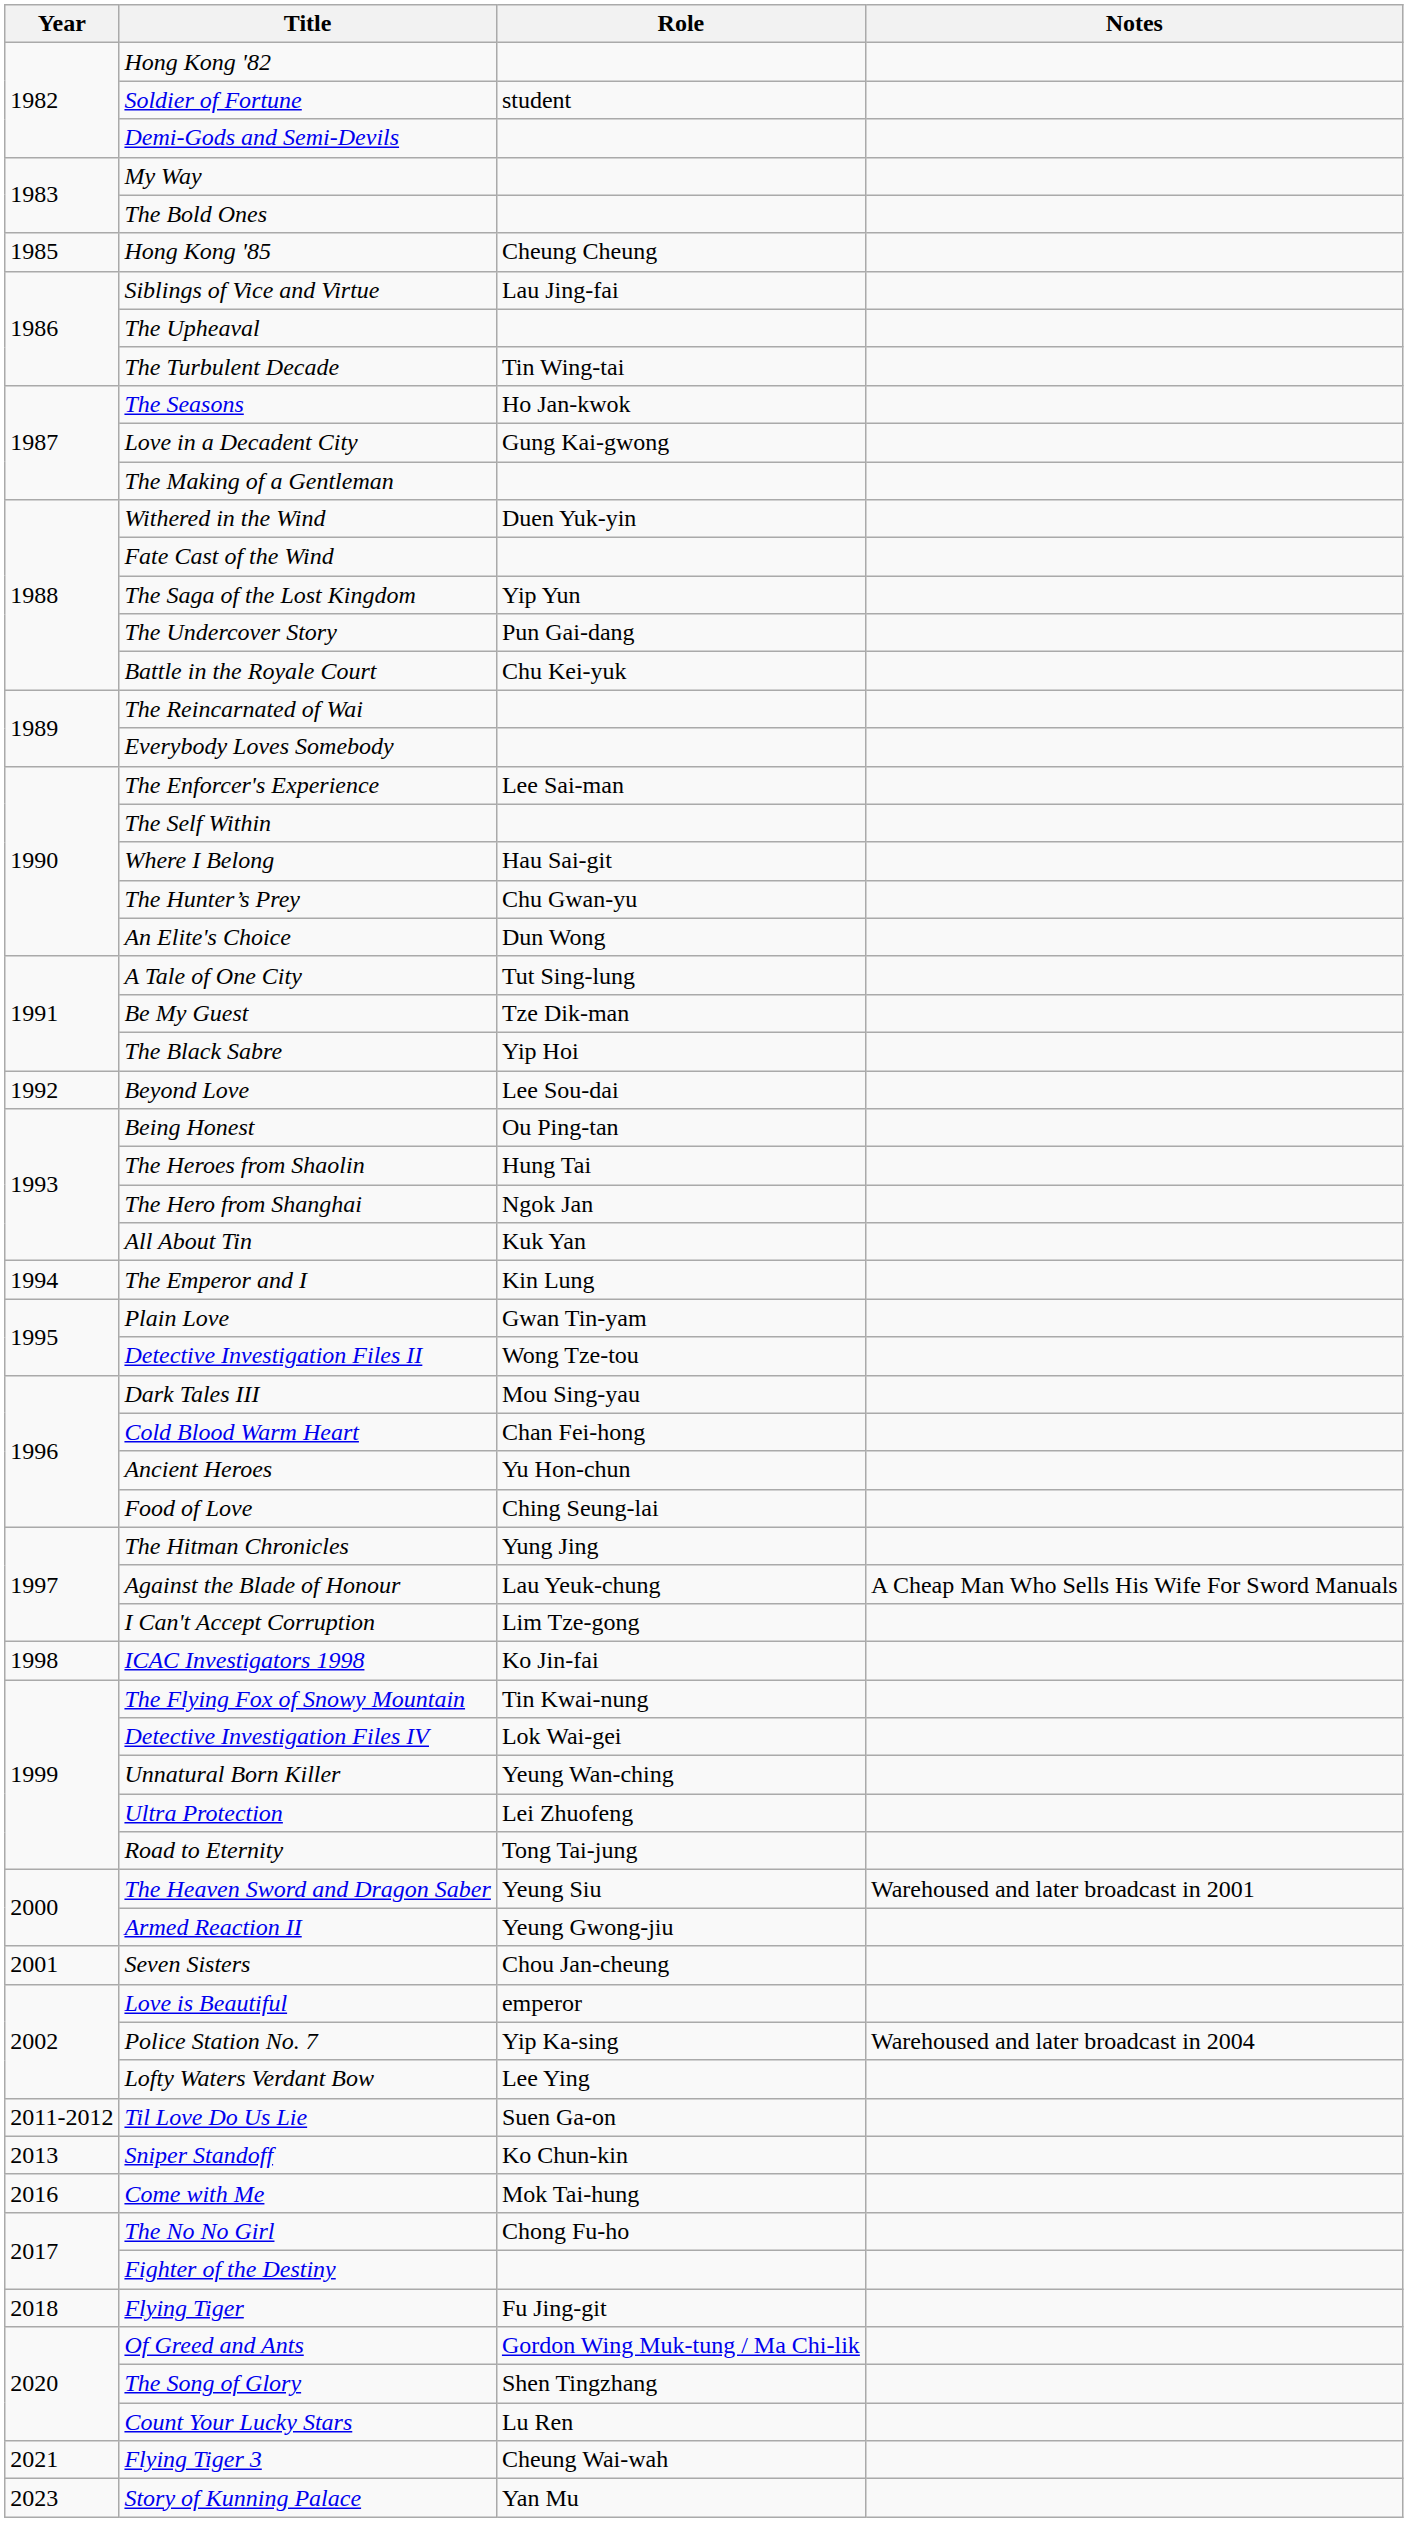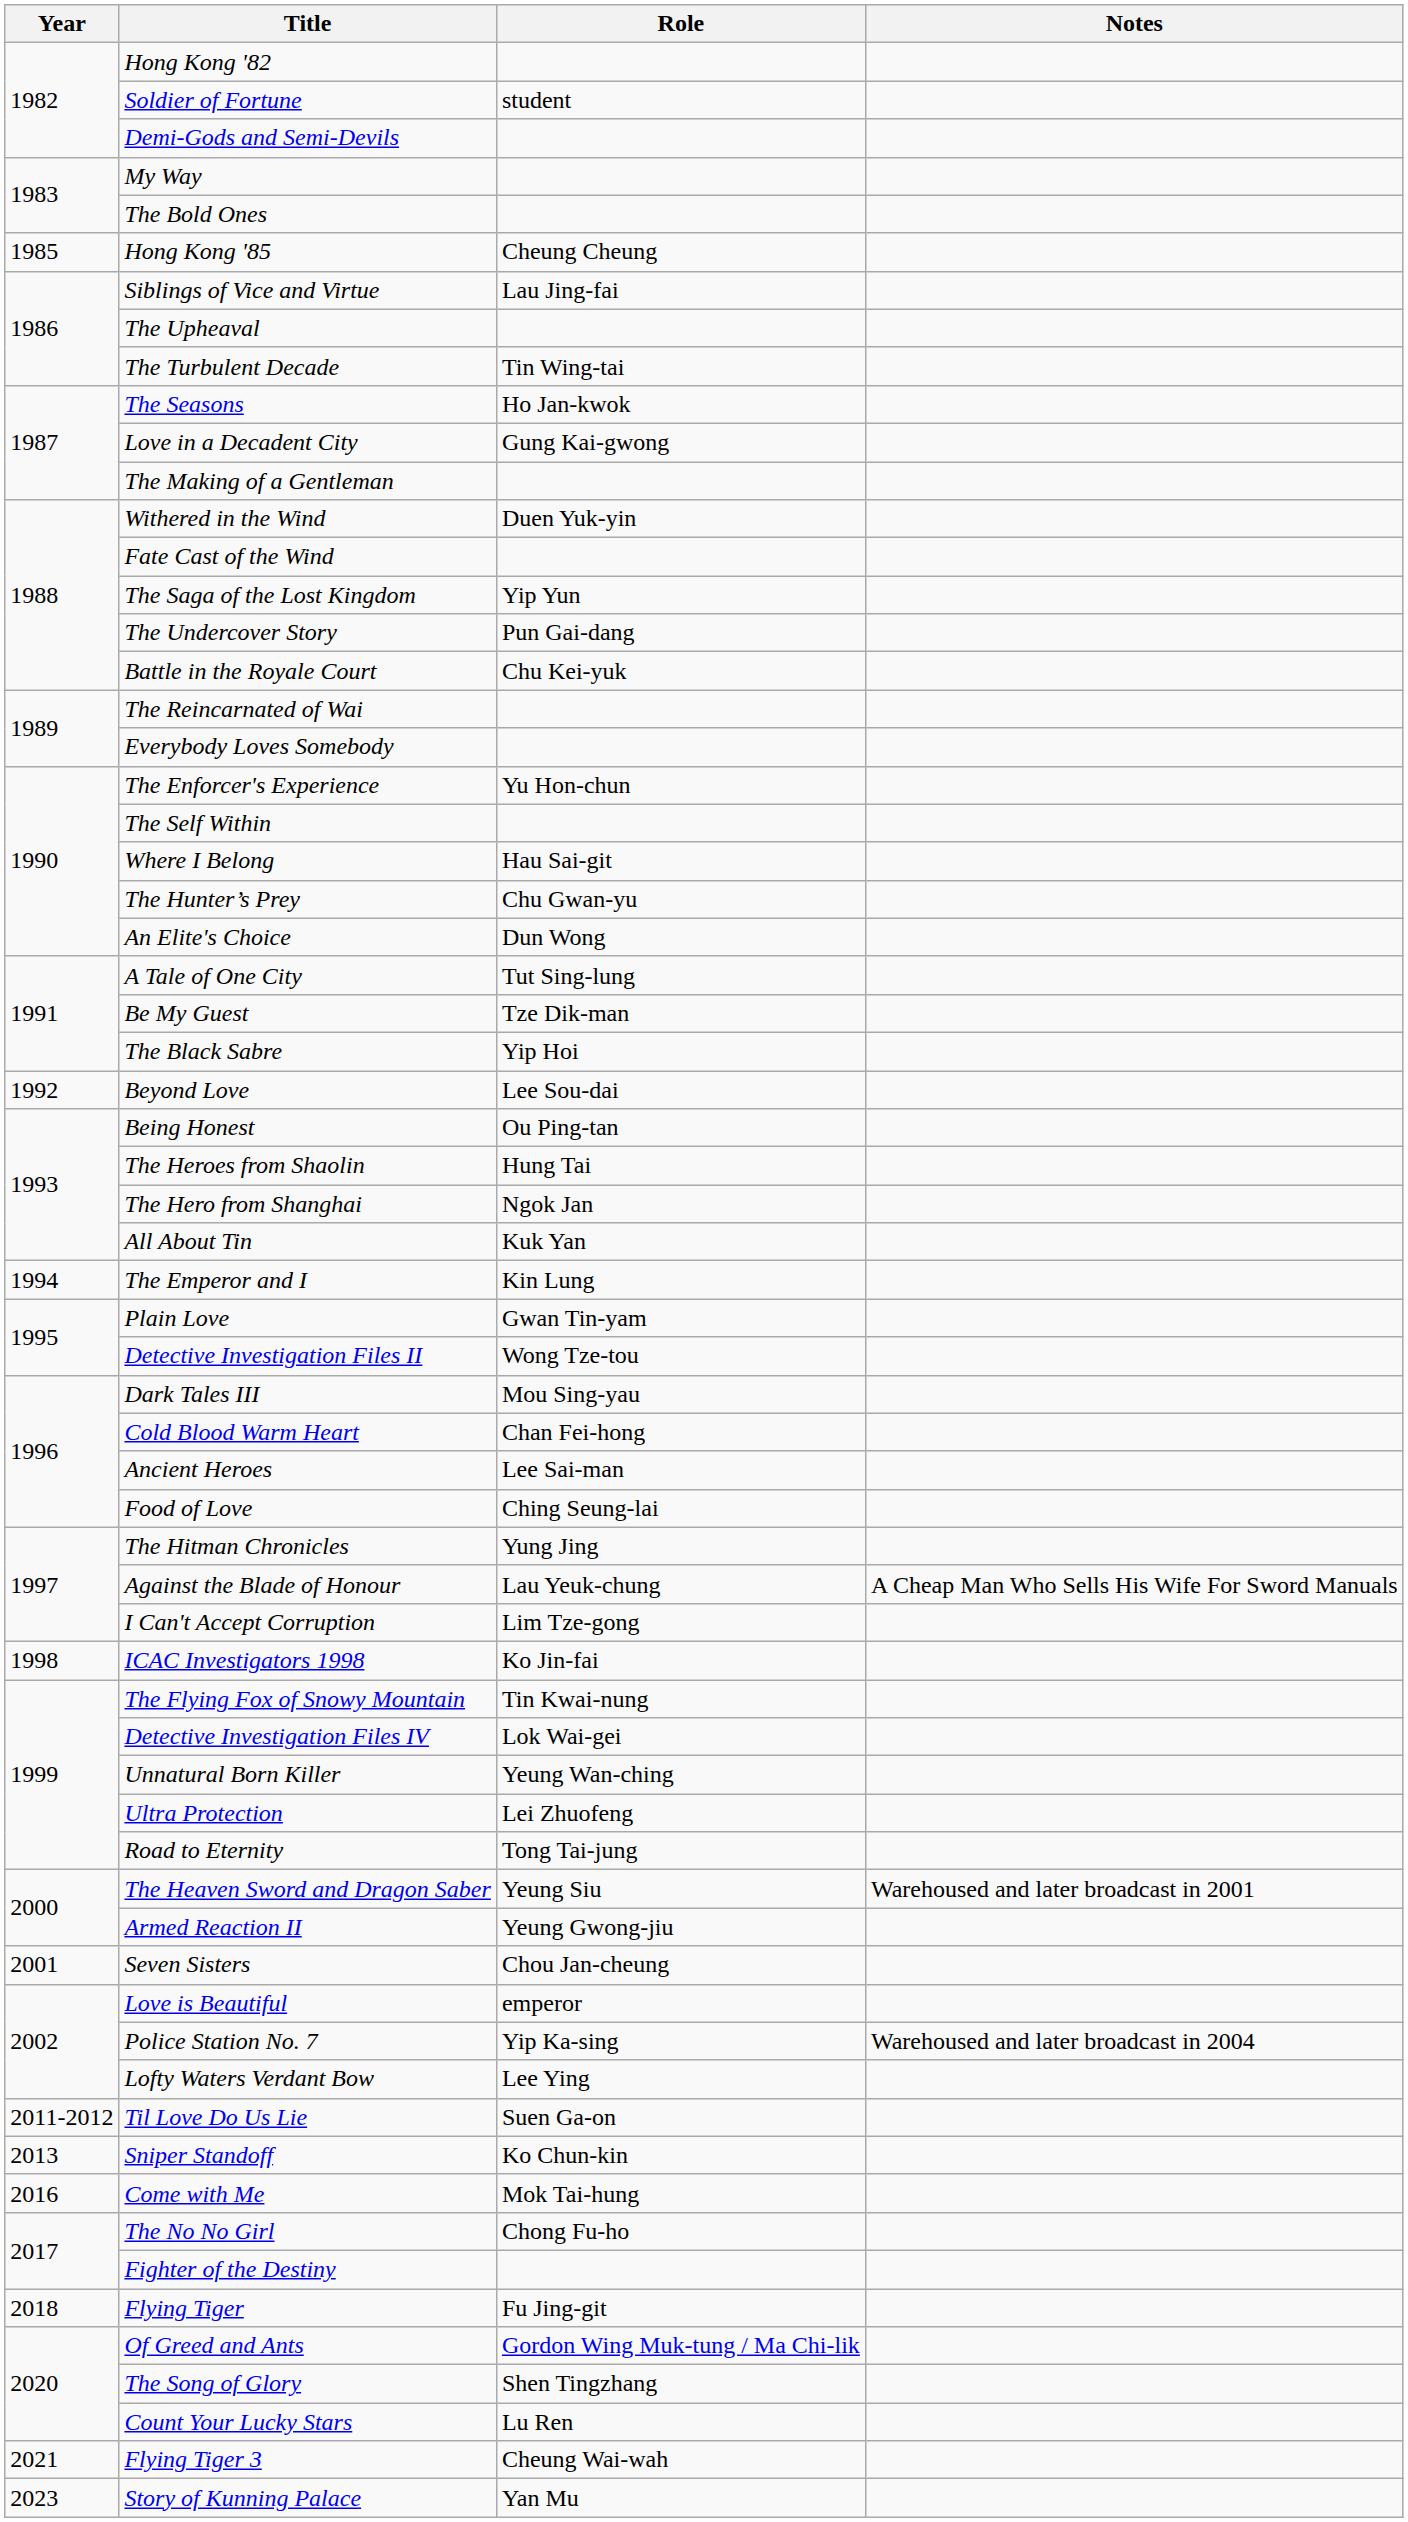(563, 784) Lee Sai-man -> (566, 784) Yu Hon-chun
(566, 1469) Yu Hon-chun -> (563, 1469) Lee Sai-man
